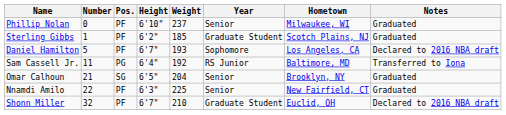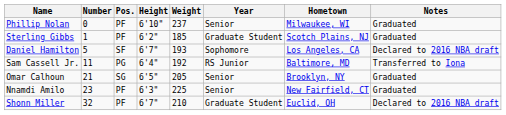(121, 50) PF -> (121, 50) SF
(179, 77) 204 -> (179, 77) 205
(88, 90) 22 -> (88, 90) 23
